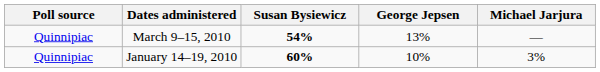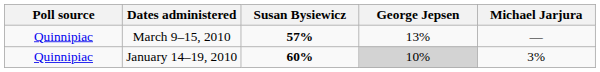(300, 36) 54% -> (300, 36) 57%
(418, 57) no background -> (418, 57) lightgrey background
